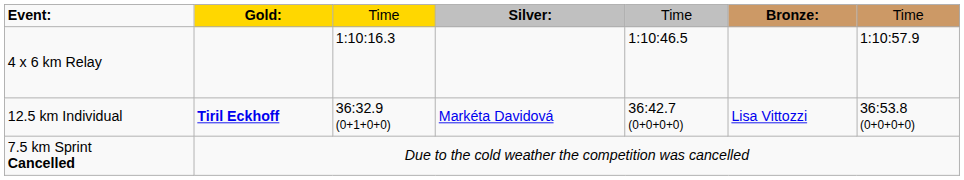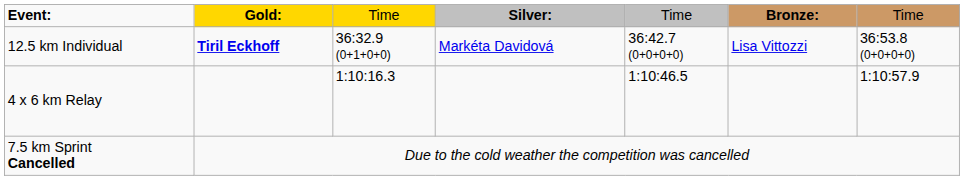rows swapped: (65, 117) <-> (55, 62)
